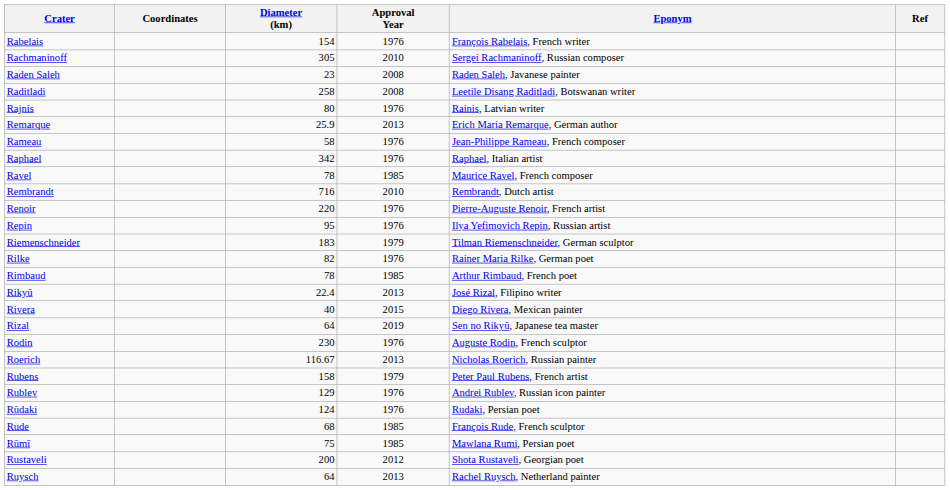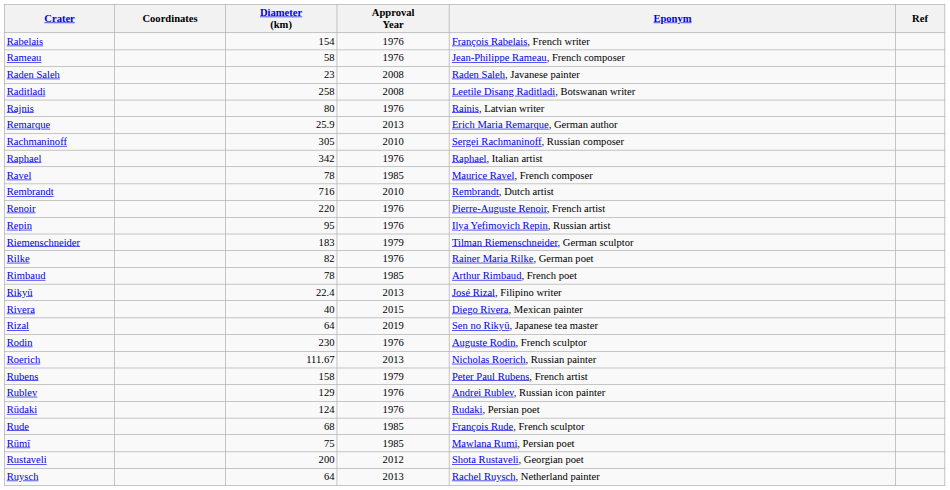rows swapped: (37, 58) <-> (24, 141)
(320, 359) 116.67 -> (320, 359) 111.67
